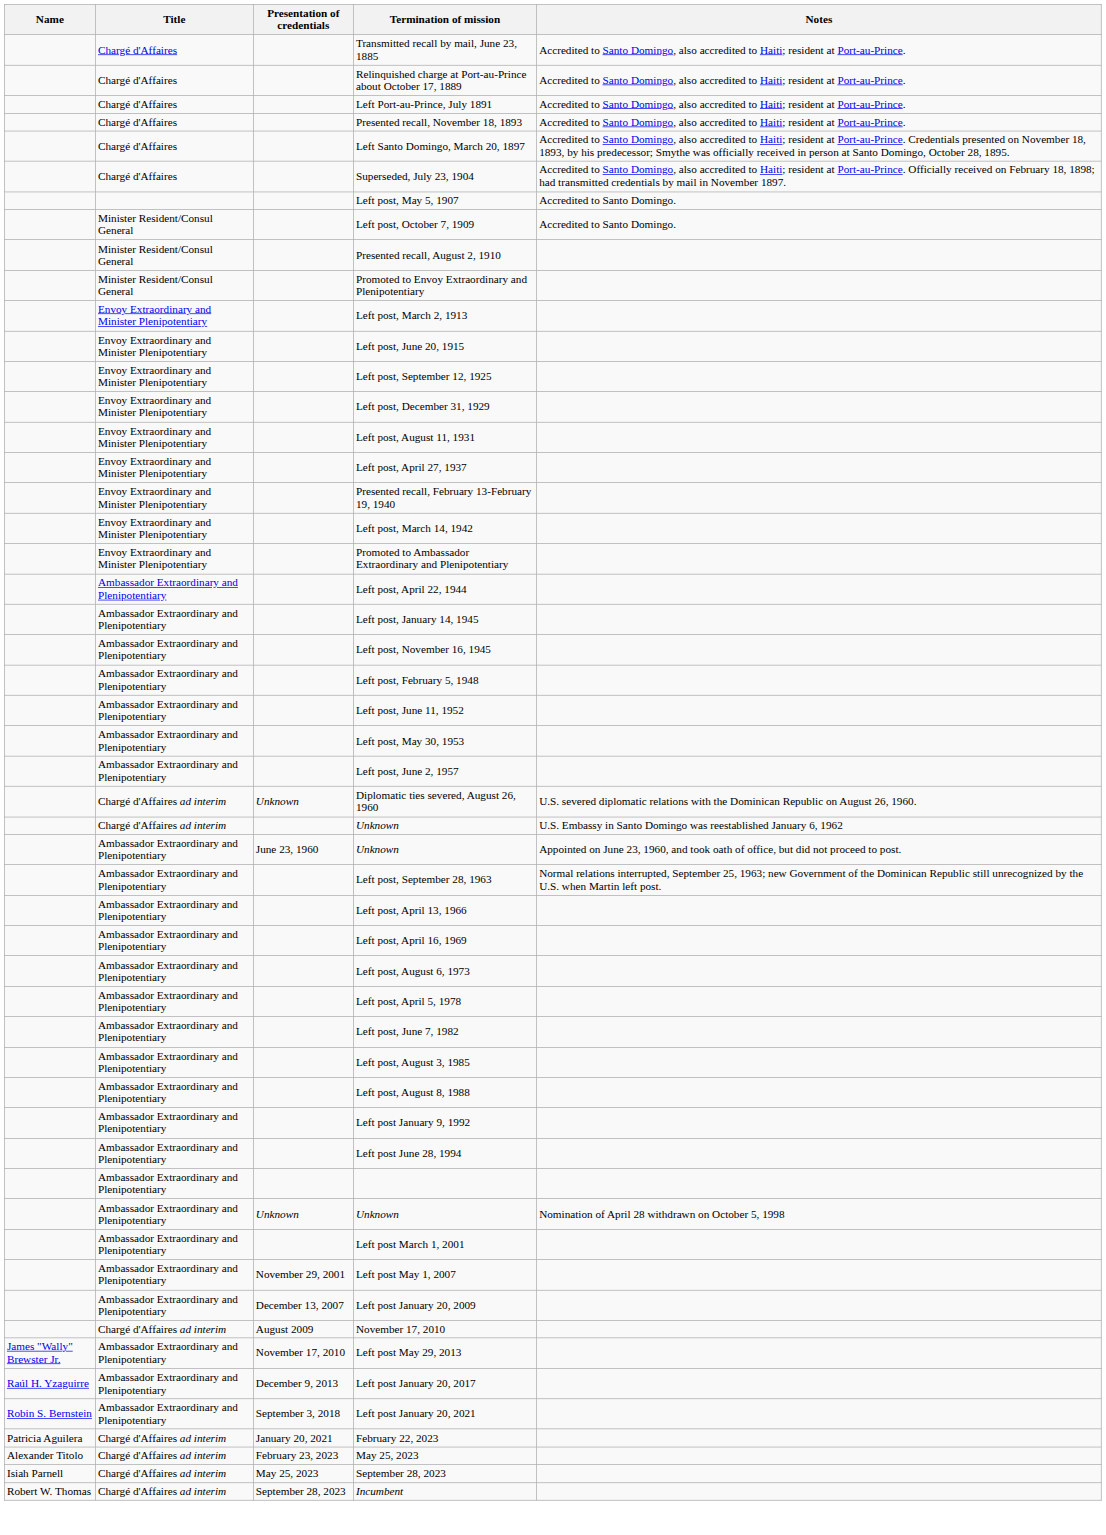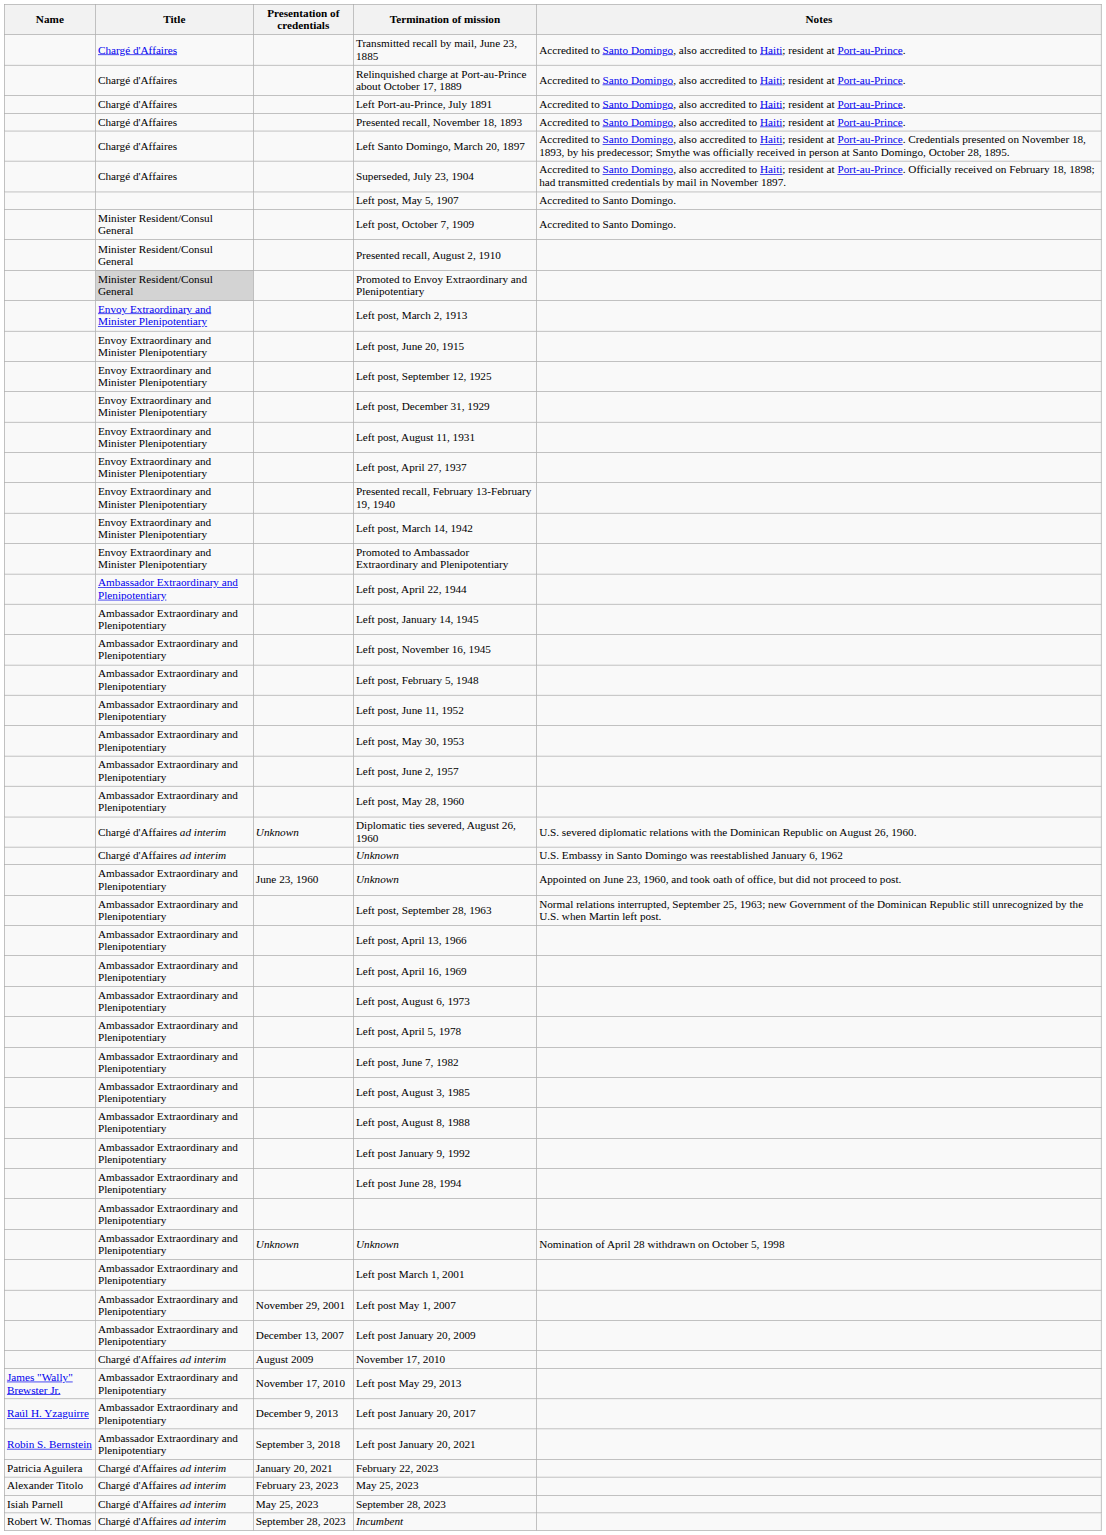(155, 285) no background -> (155, 285) lightgrey background
+ row: (303, 802)
